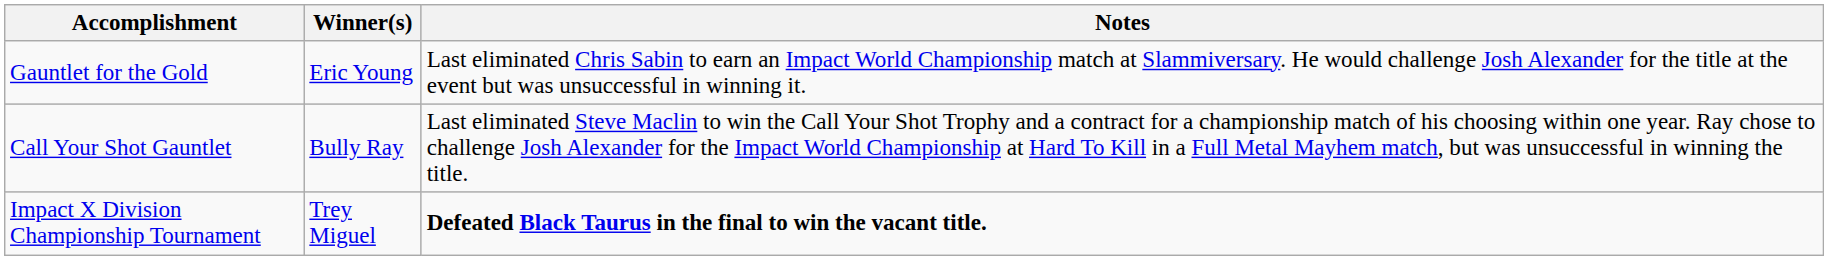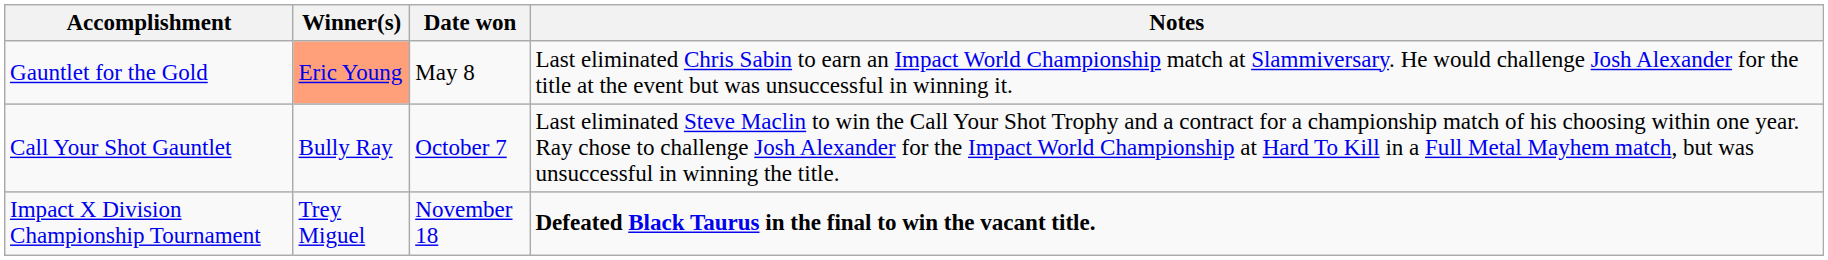+ column: (470, 22)
(361, 72) no background -> (350, 72) lightsalmon background
